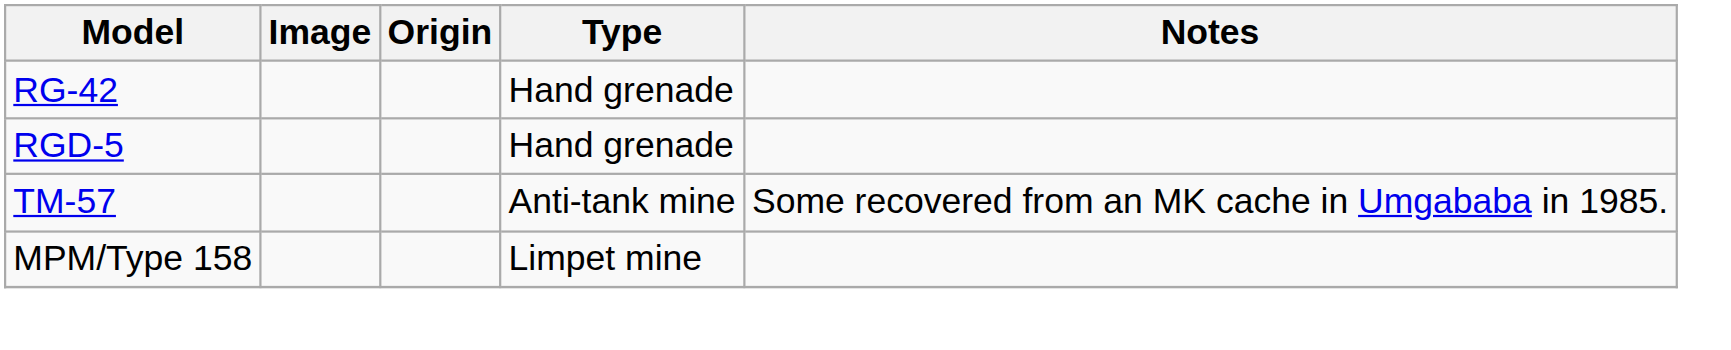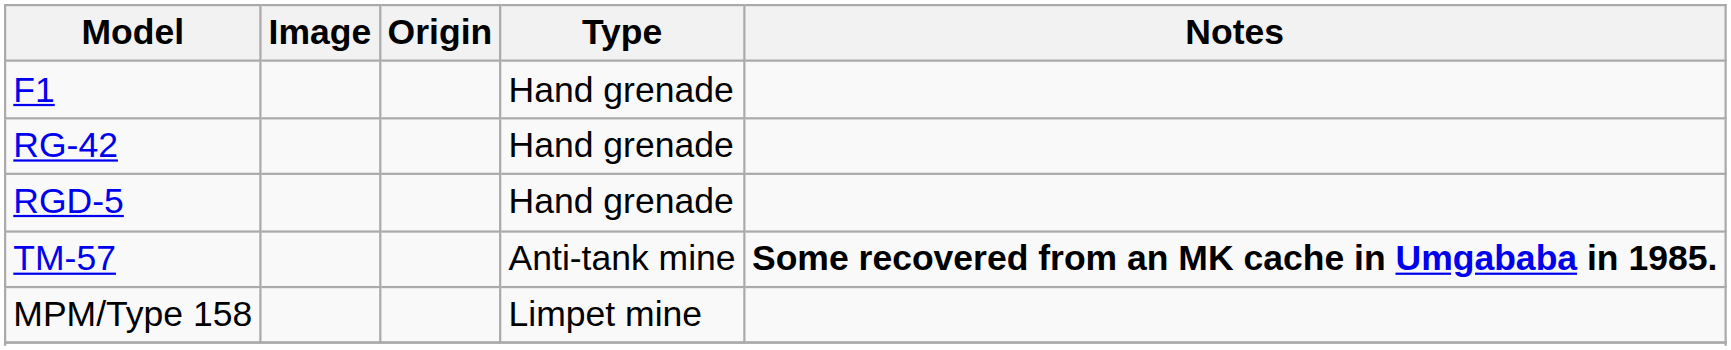+ row: (34, 88)
(1210, 201) normal -> (1235, 257) bold
